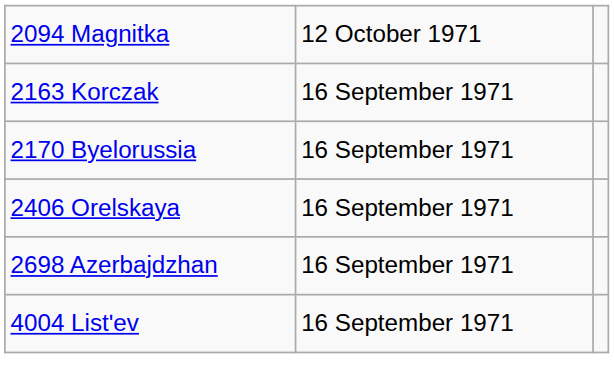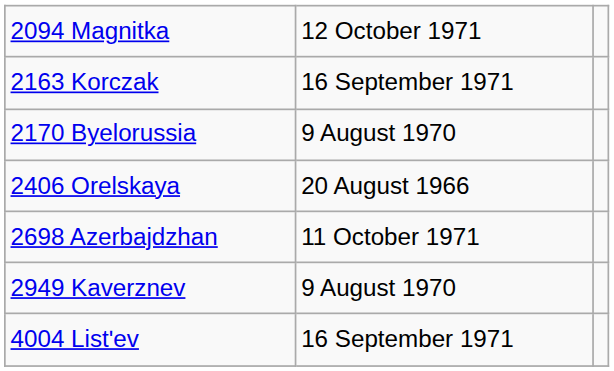(407, 149) 16 September 1971 -> (379, 133) 9 August 1970
(407, 207) 16 September 1971 -> (385, 184) 20 August 1966
(407, 265) 16 September 1971 -> (390, 236) 11 October 1971
+ row: (98, 287)
